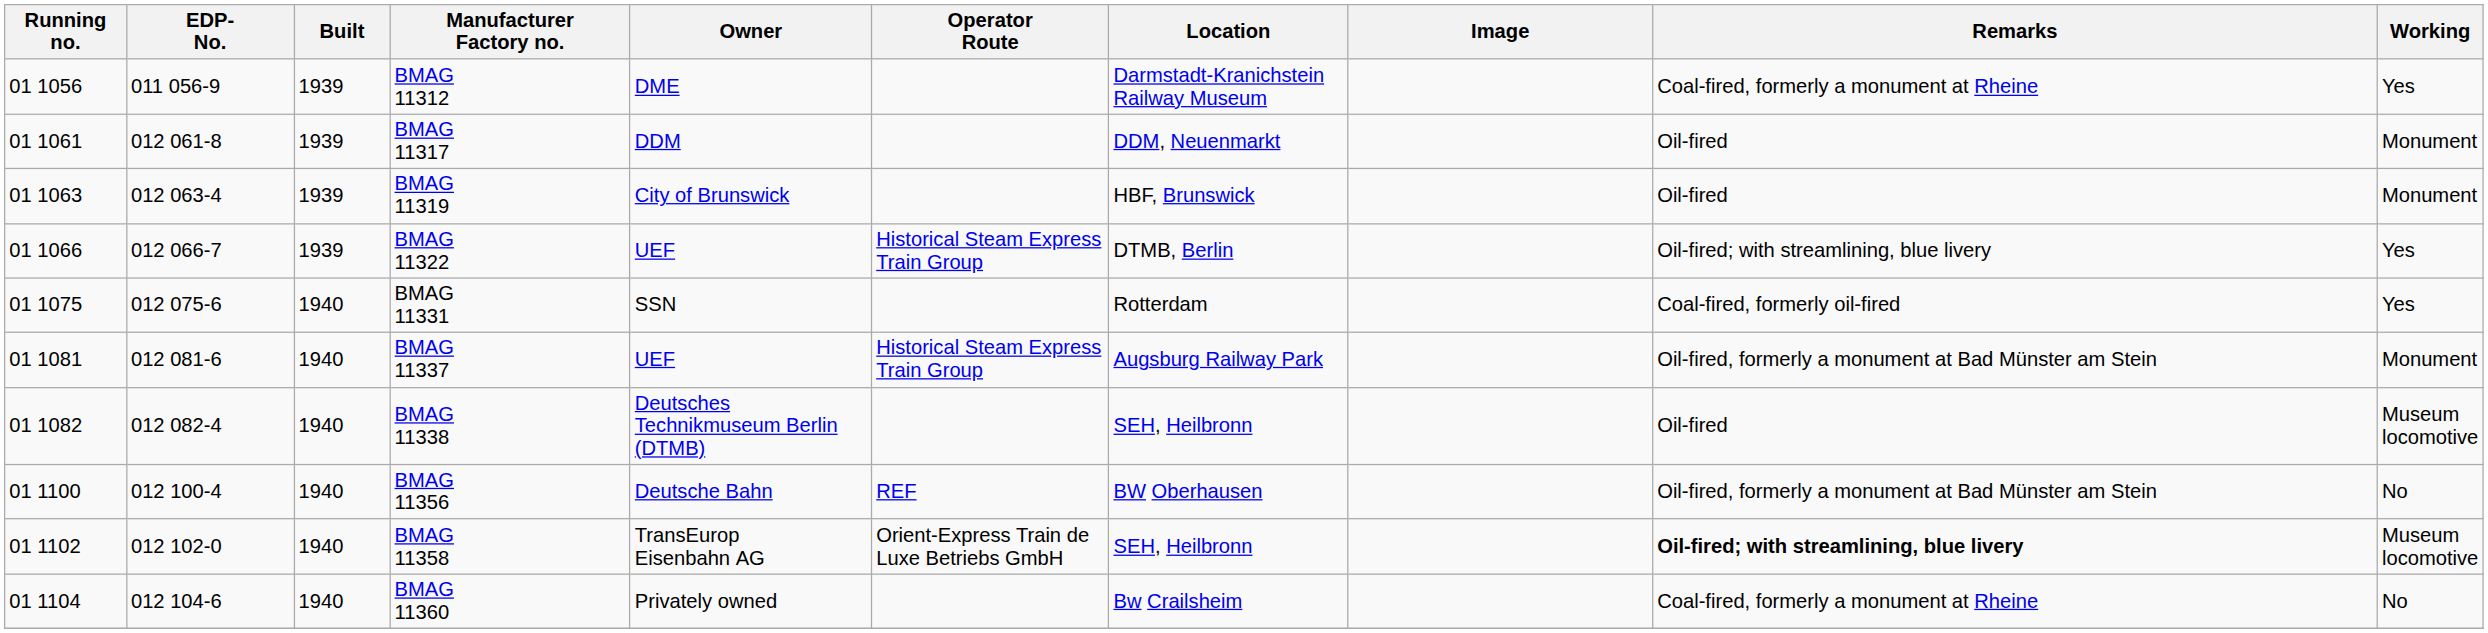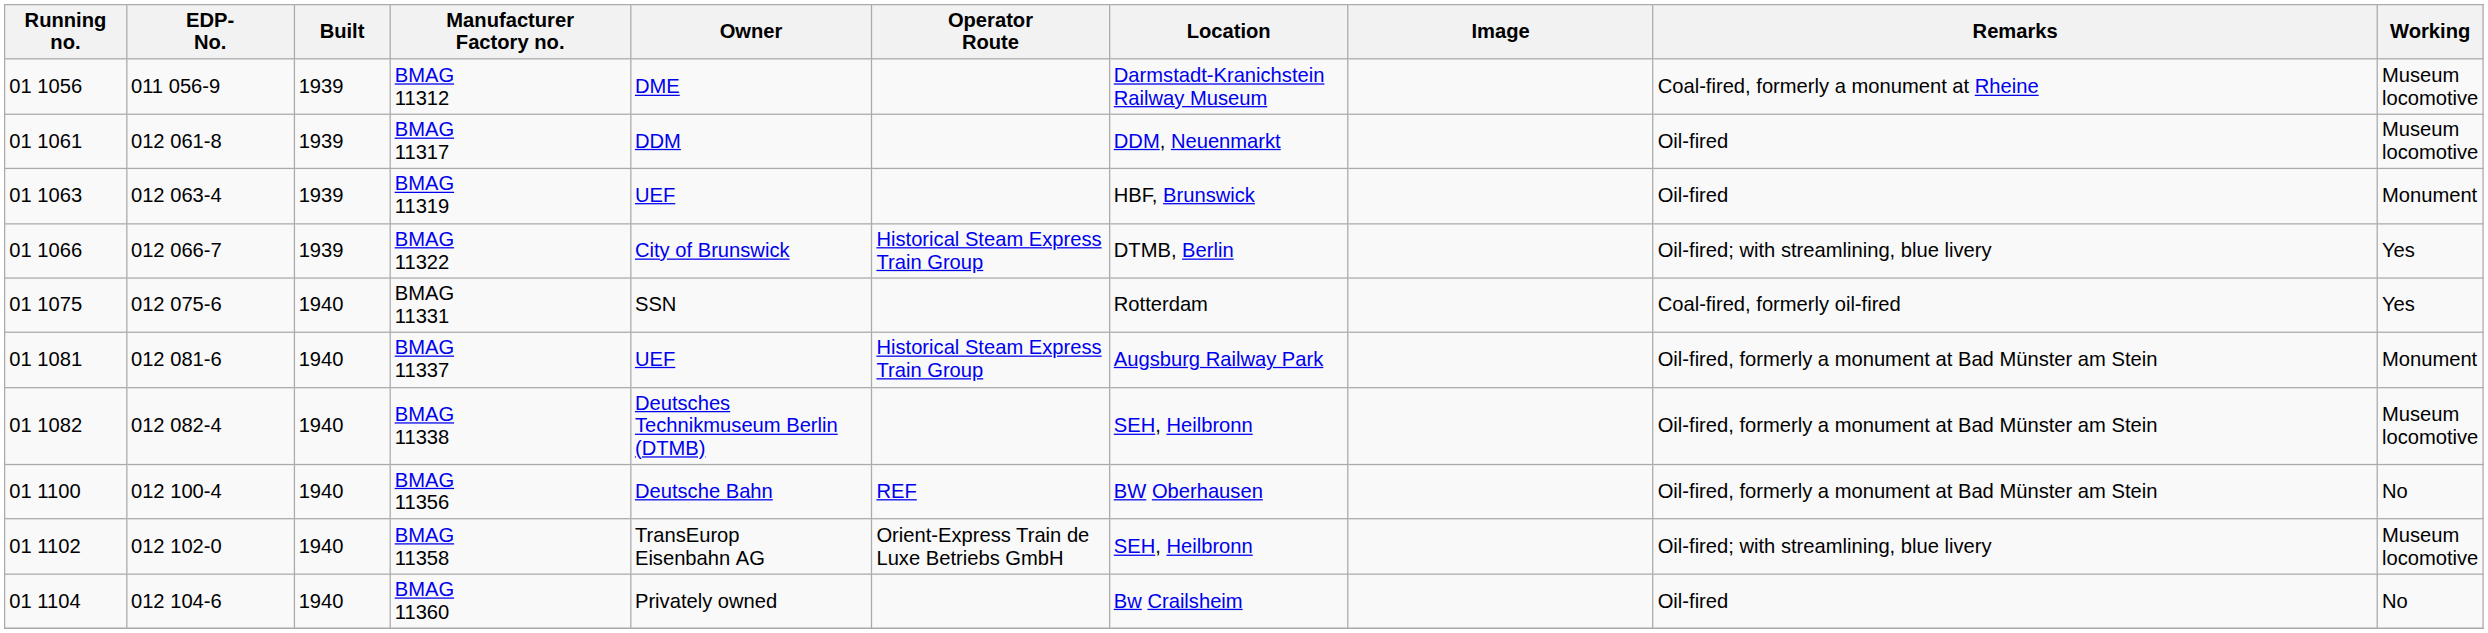(2398, 86) Yes -> (2430, 86) Museum locomotive
(2430, 141) Monument -> (2430, 141) Museum locomotive
(712, 195) City of Brunswick -> (655, 195) UEF
(655, 250) UEF -> (712, 250) City of Brunswick
(1692, 425) Oil-fired -> (1908, 425) Oil-fired, formerly a monument at Bad Münster am Stein
(1840, 546) bold -> (1825, 546) normal
(1848, 601) Coal-fired, formerly a monument at Rheine -> (1693, 601) Oil-fired
